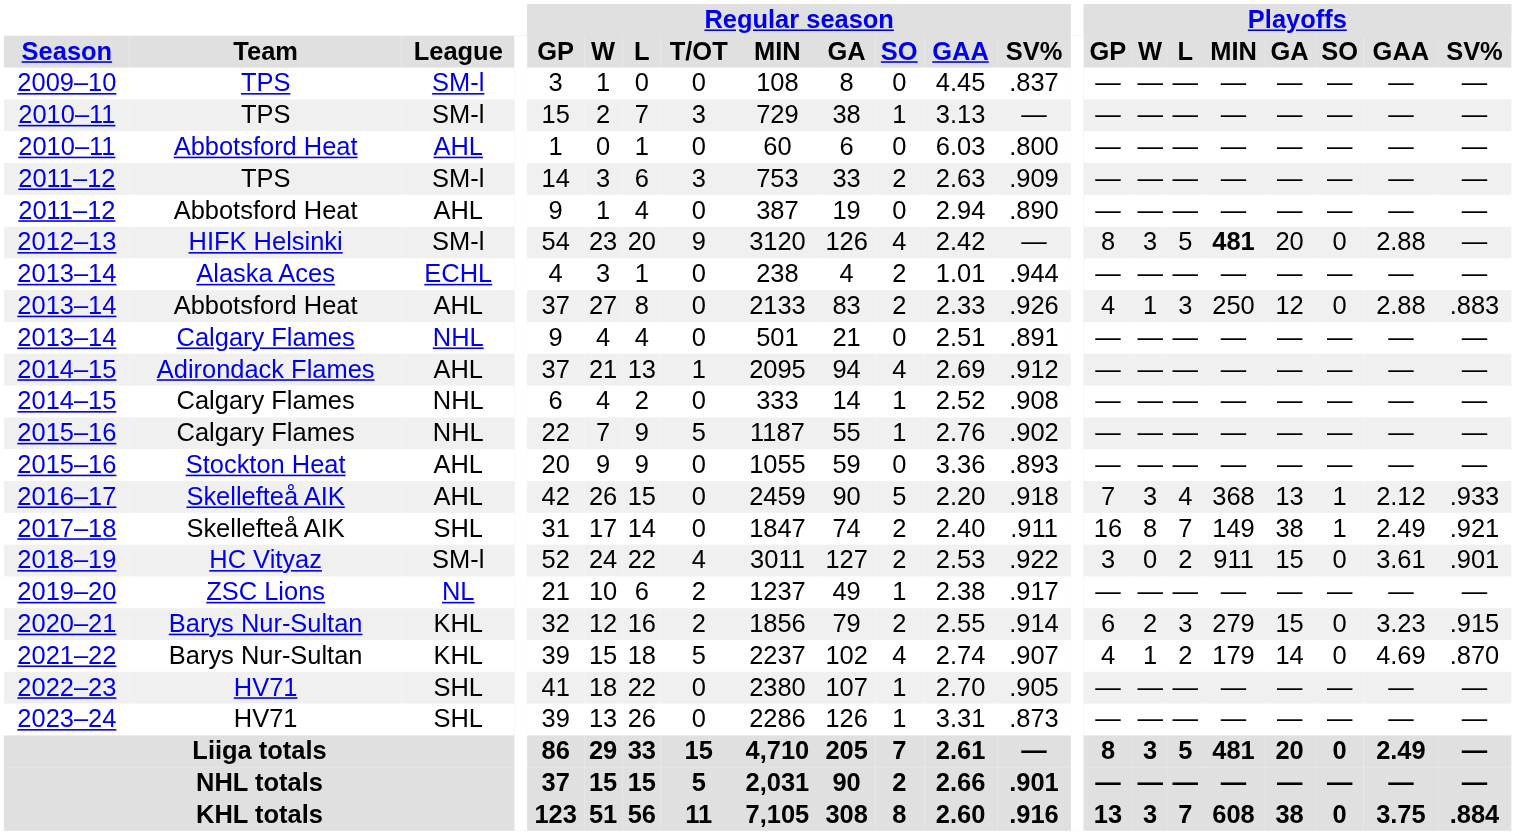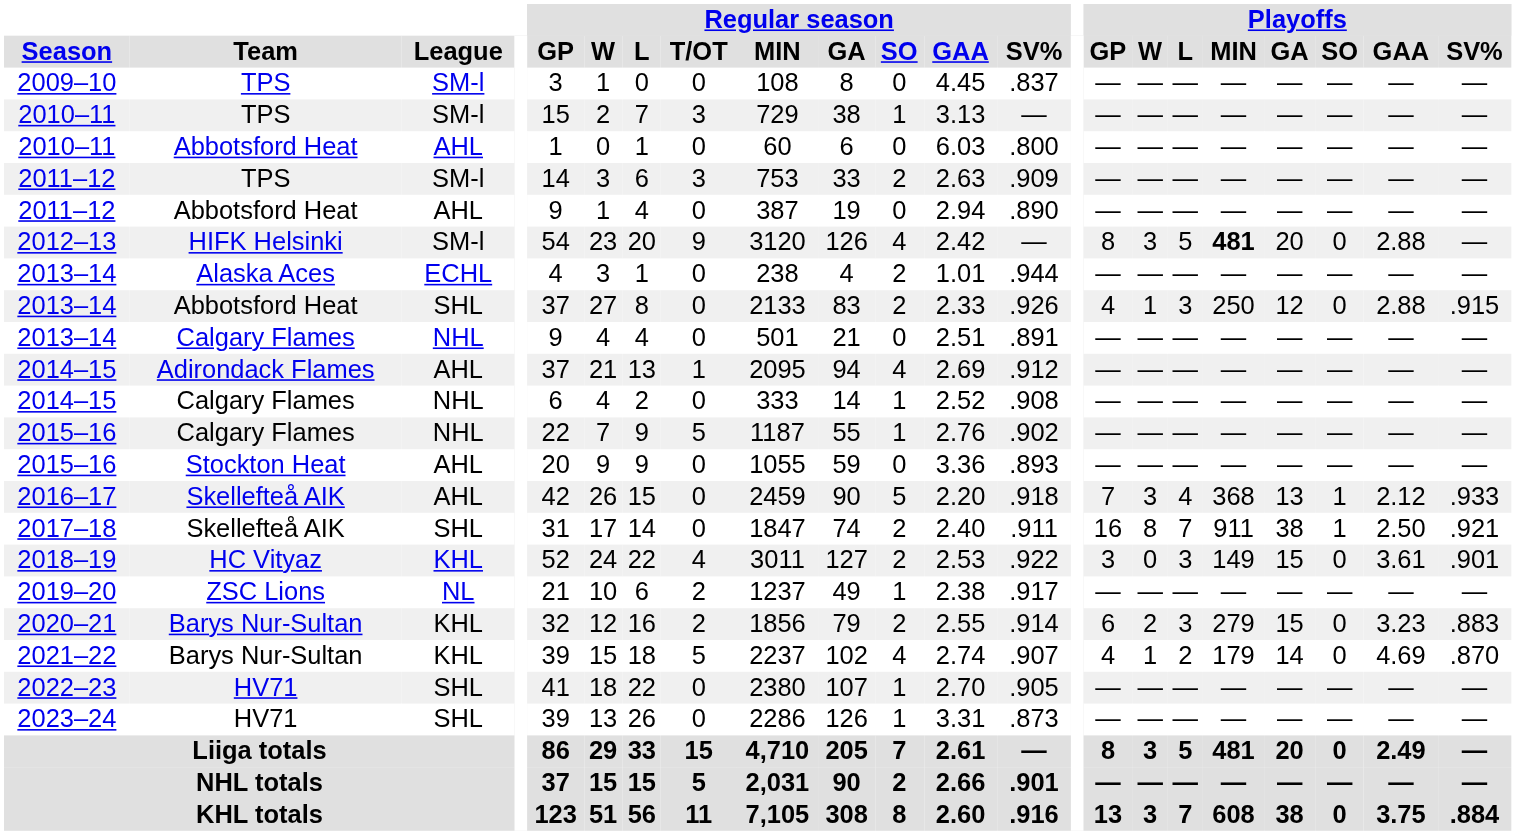(458, 305) AHL -> (458, 305) SHL
(1474, 305) .883 -> (1474, 305) .915
(1234, 528) 149 -> (1234, 528) 911
(1401, 528) 2.49 -> (1401, 528) 2.50
(458, 560) SM-l -> (458, 560) KHL
(1185, 560) 2 -> (1185, 560) 3
(1234, 560) 911 -> (1234, 560) 149
(1474, 623) .915 -> (1474, 623) .883
